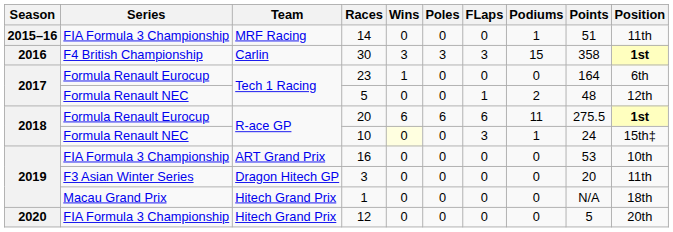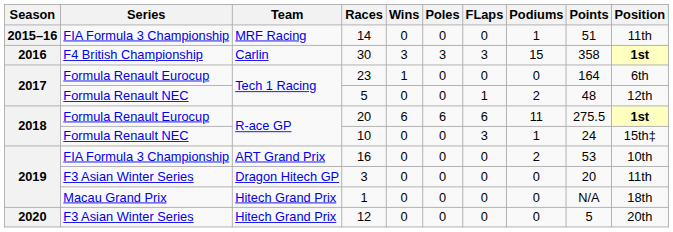(404, 136) lightyellow background -> (404, 136) no background
(536, 157) 0 -> (536, 157) 2
(146, 217) FIA Formula 3 Championship -> (128, 217) F3 Asian Winter Series
